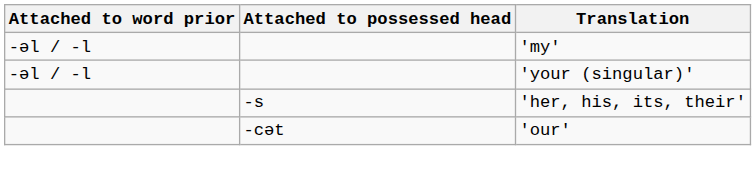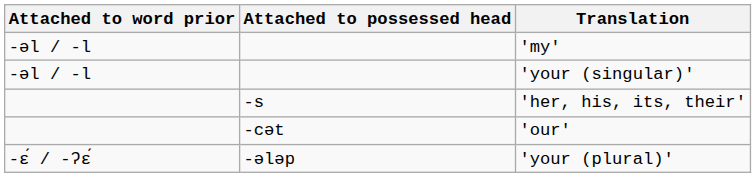+ row: (597, 158)
